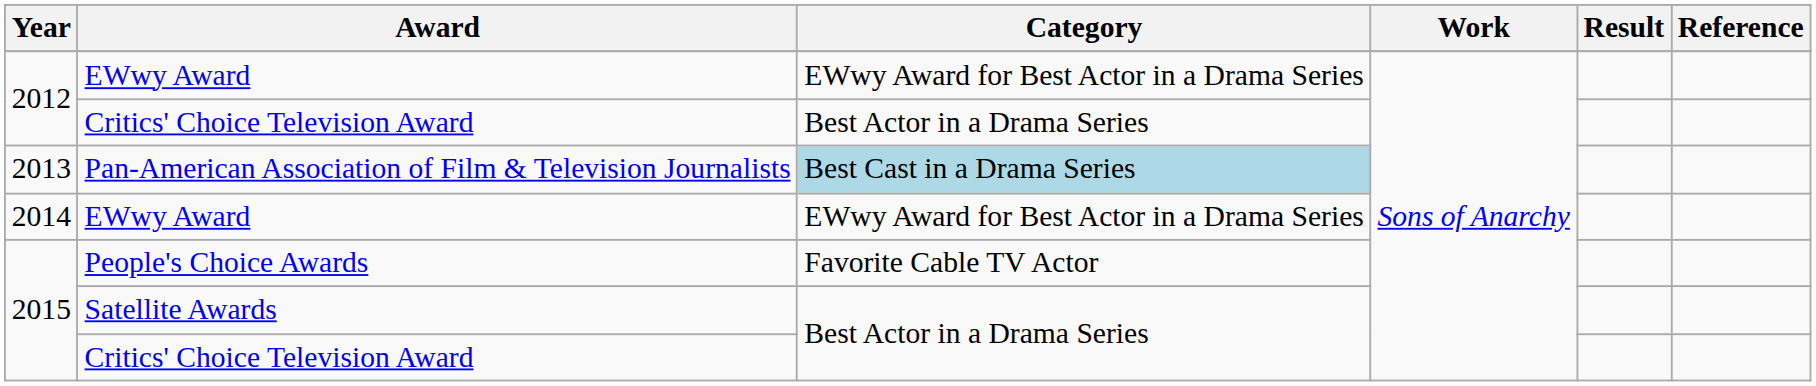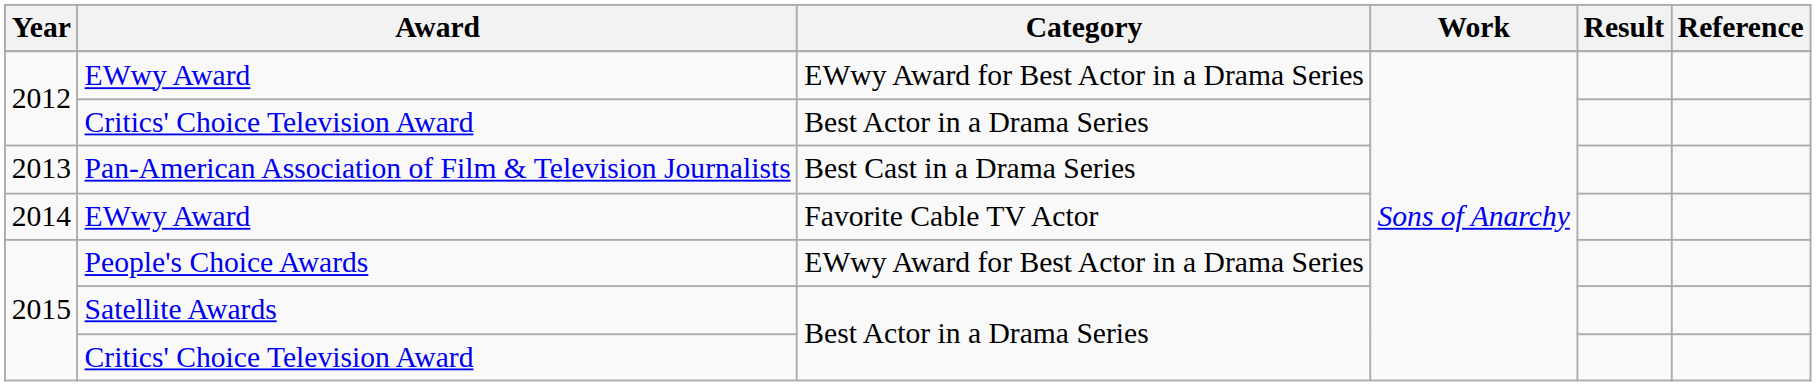(970, 168) lightblue background -> (970, 168) no background
(1084, 215) EWwy Award for Best Actor in a Drama Series -> (951, 215) Favorite Cable TV Actor
(951, 262) Favorite Cable TV Actor -> (1084, 262) EWwy Award for Best Actor in a Drama Series
